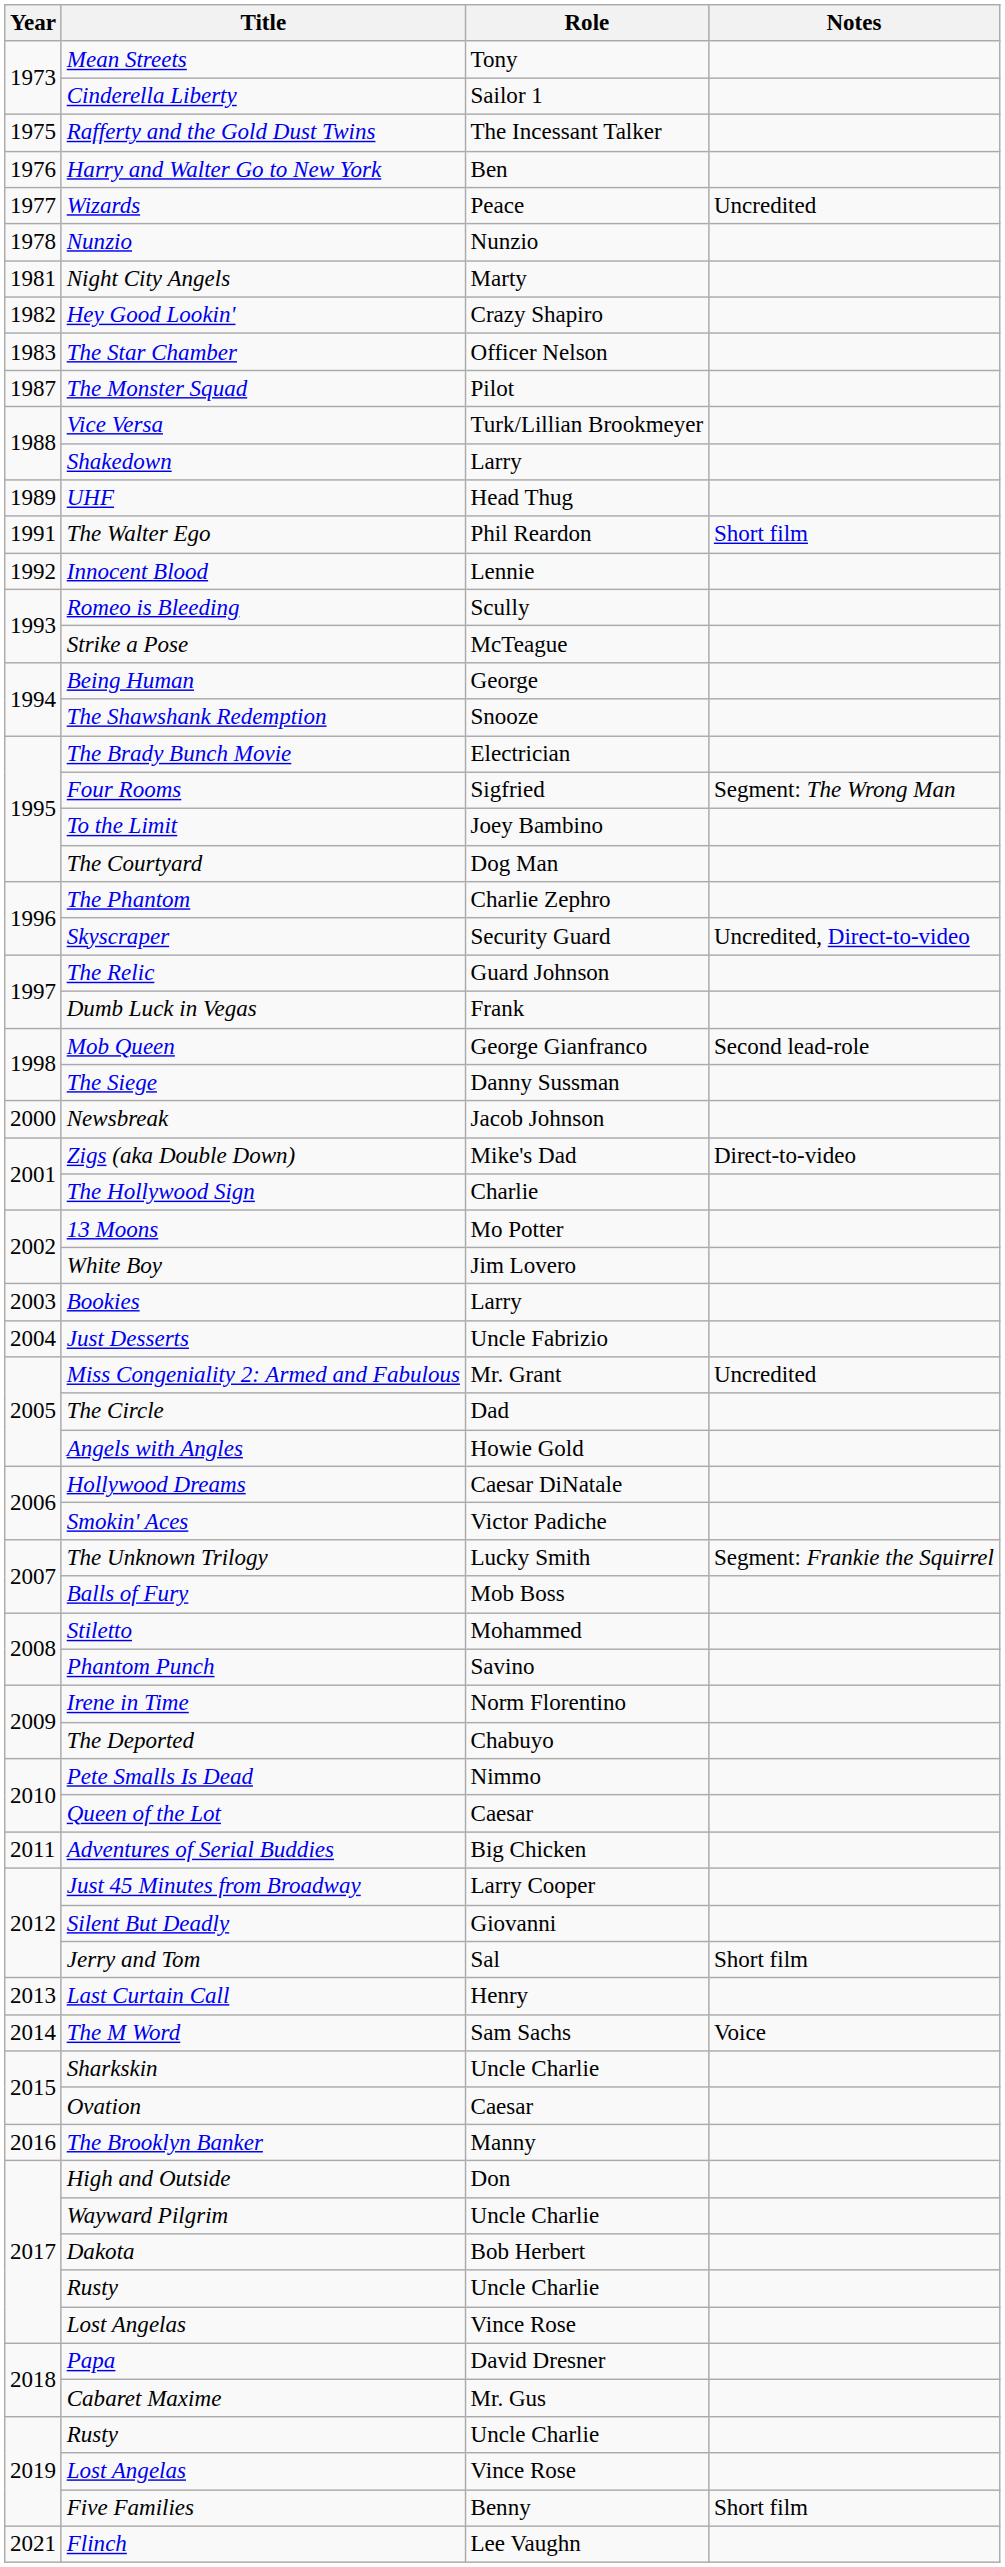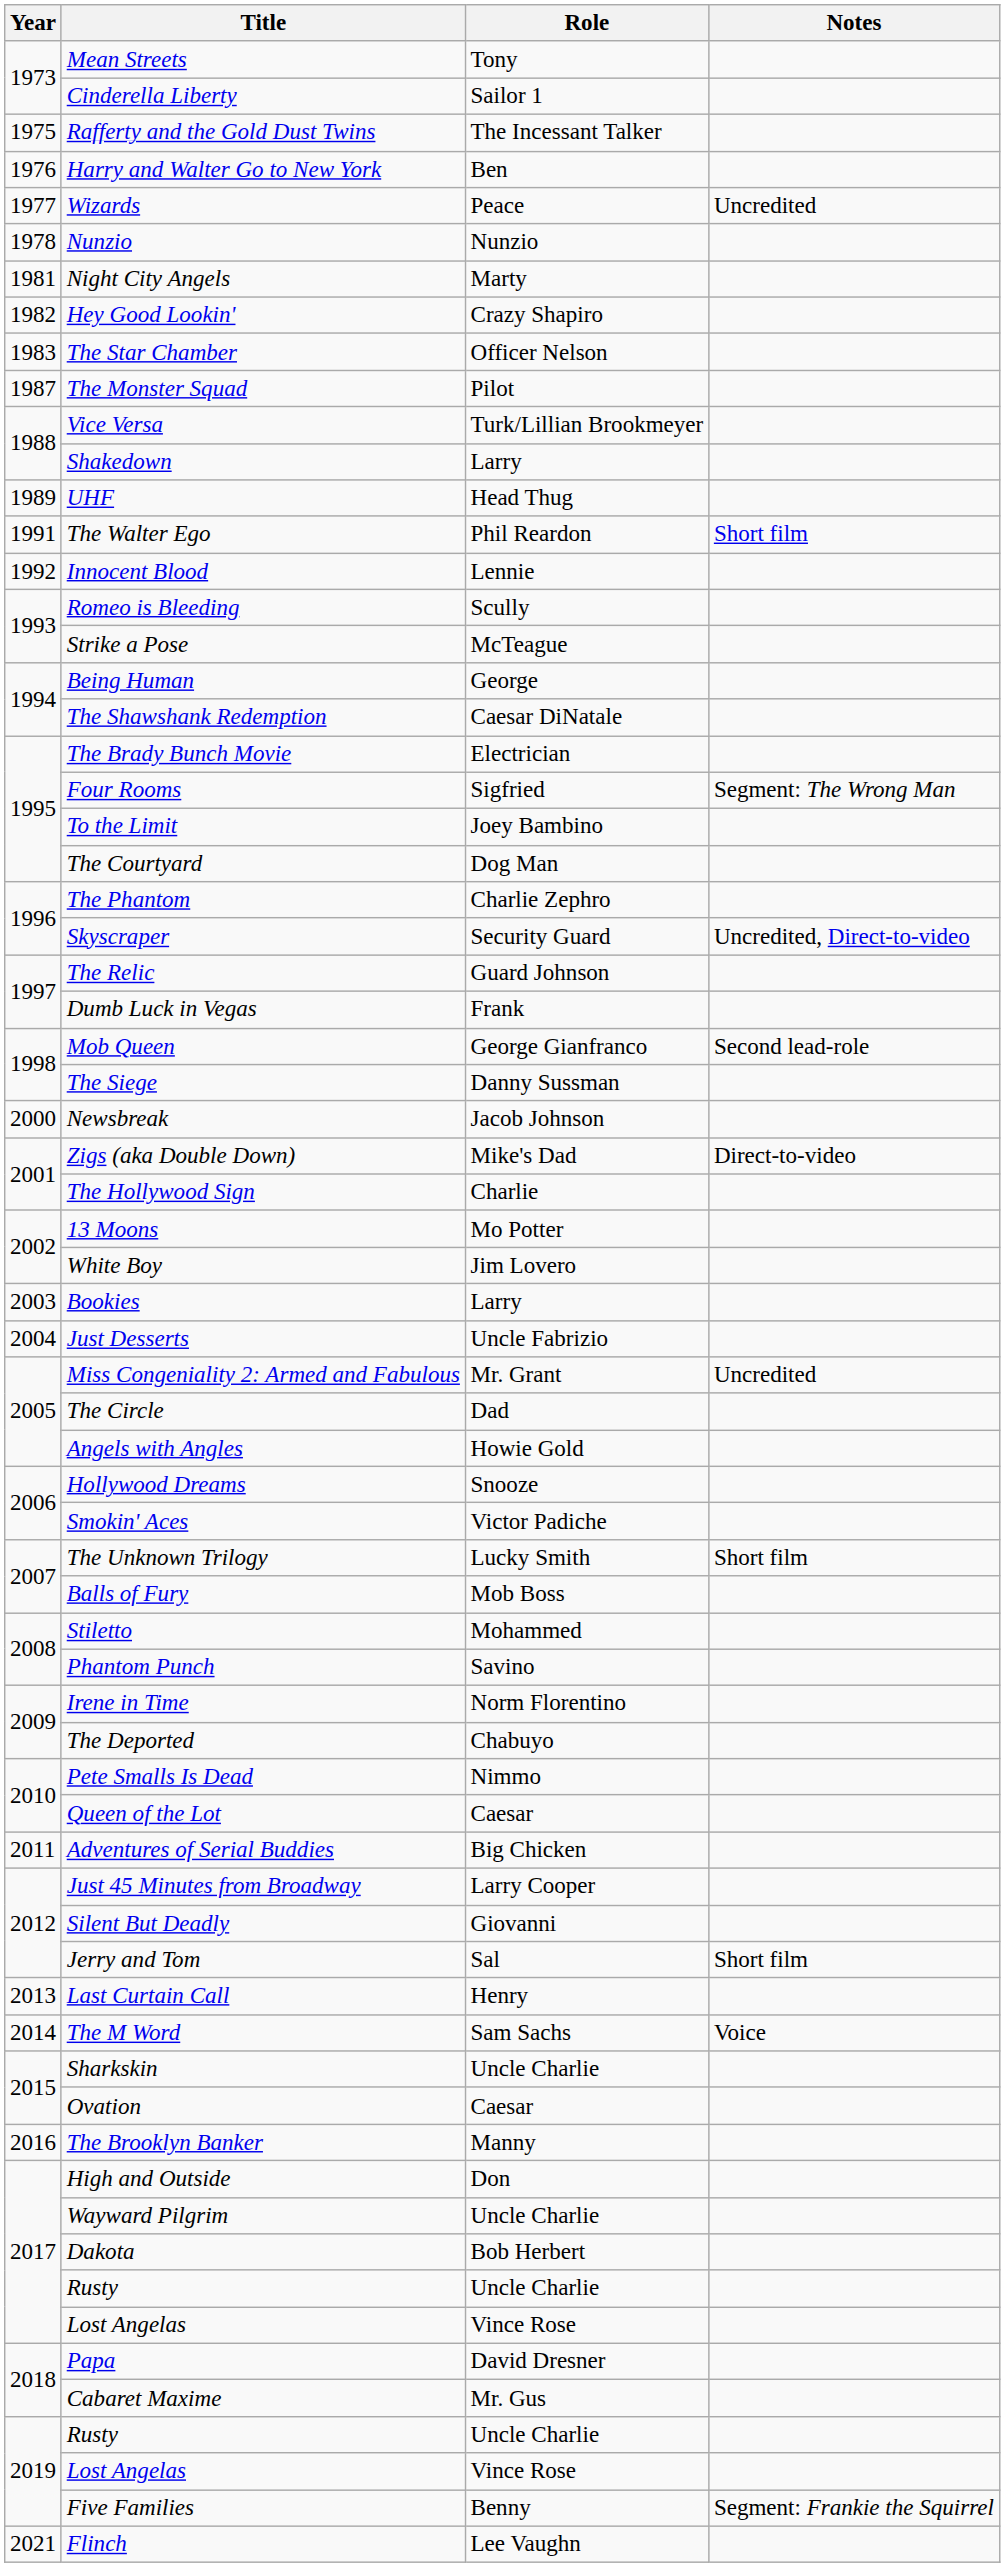(504, 717) Snooze -> (546, 717) Caesar DiNatale
(546, 1484) Caesar DiNatale -> (504, 1484) Snooze
(854, 1557) Segment: Frankie the Squirrel -> (761, 1557) Short film
(761, 2507) Short film -> (854, 2507) Segment: Frankie the Squirrel
